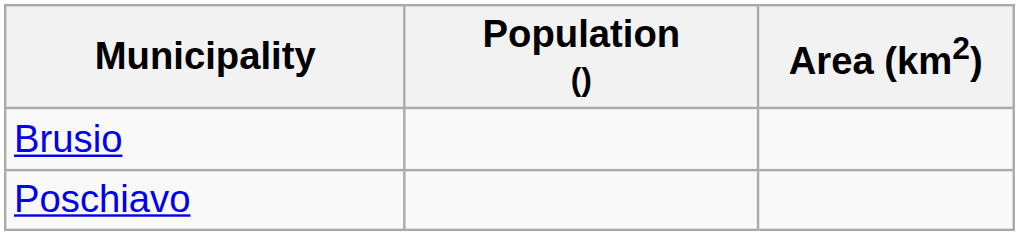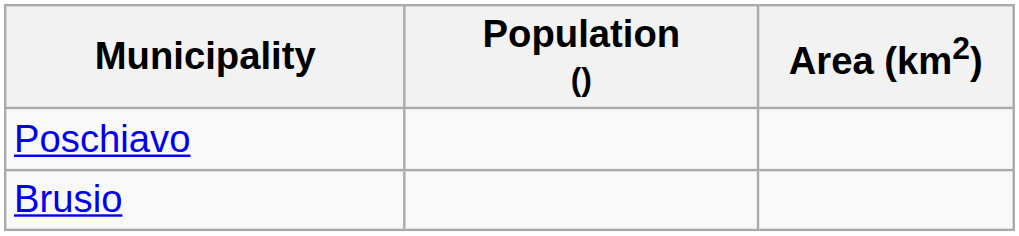rows swapped: (68, 138) <-> (102, 199)
